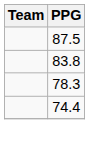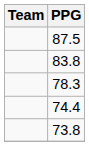+ row: (66, 130)
